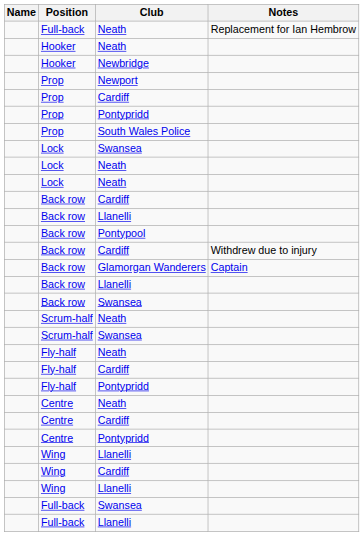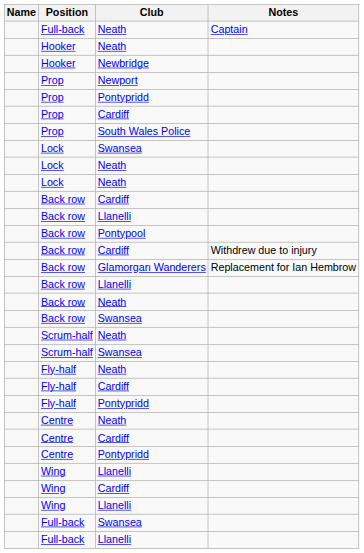(283, 30) Replacement for Ian Hembrow -> (229, 30) Captain
rows swapped: (52, 98) <-> (52, 115)
(229, 268) Captain -> (283, 268) Replacement for Ian Hembrow
+ row: (63, 302)
